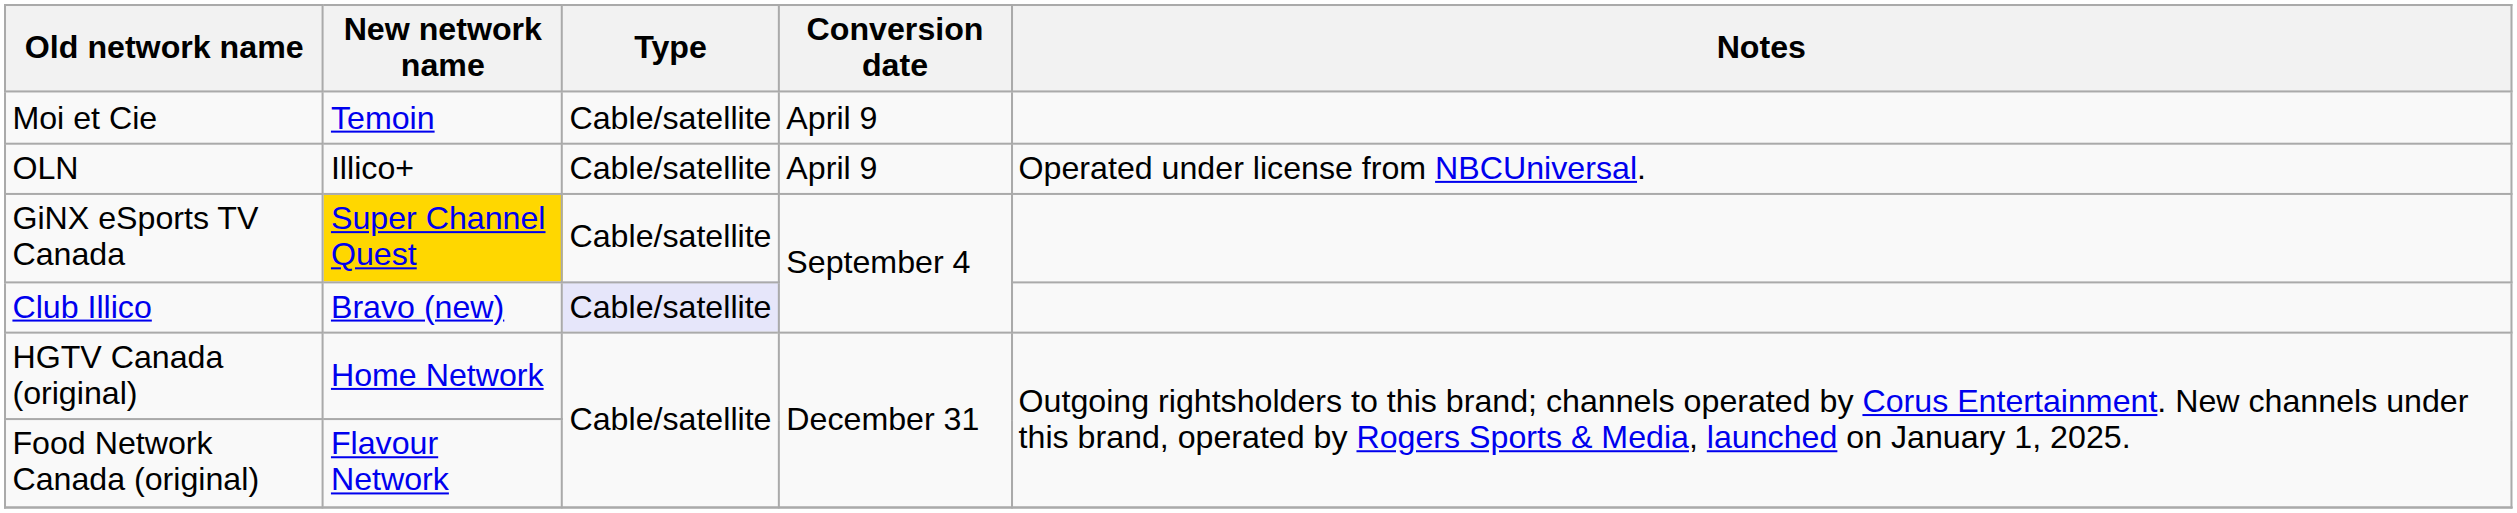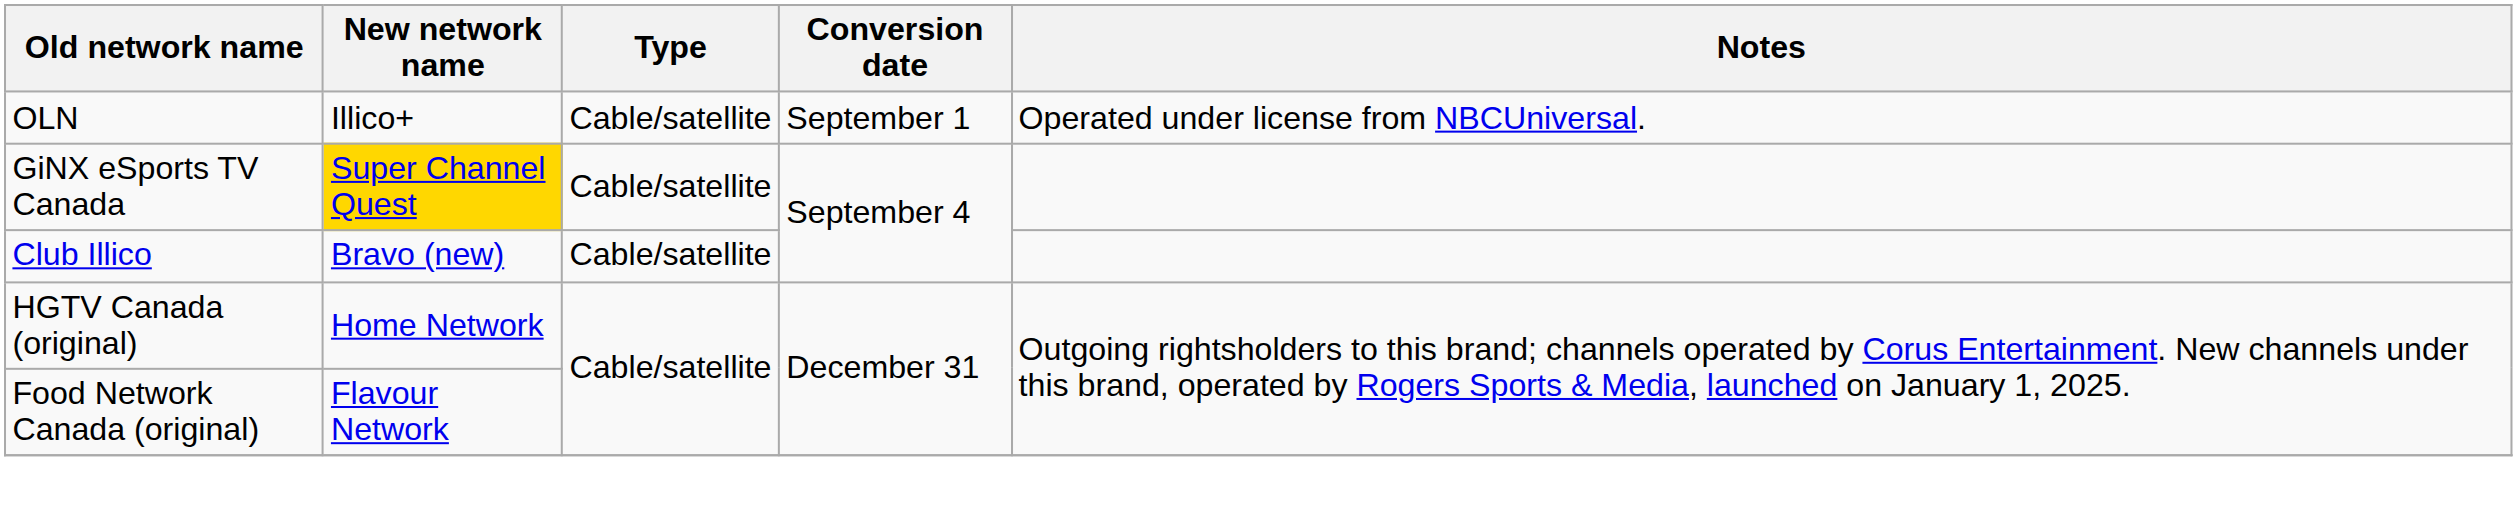- row: (85, 117)
(832, 168) April 9 -> (878, 117) September 1
(671, 306) lavender background -> (671, 255) no background
